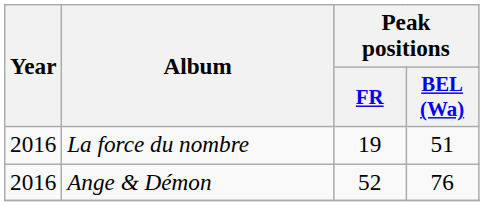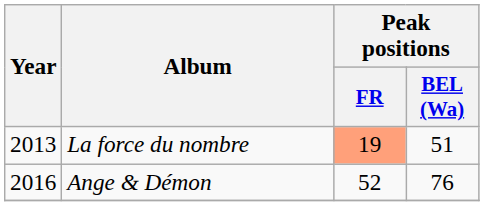(33, 144) 2016 -> (33, 144) 2013
(370, 144) no background -> (370, 144) lightsalmon background
